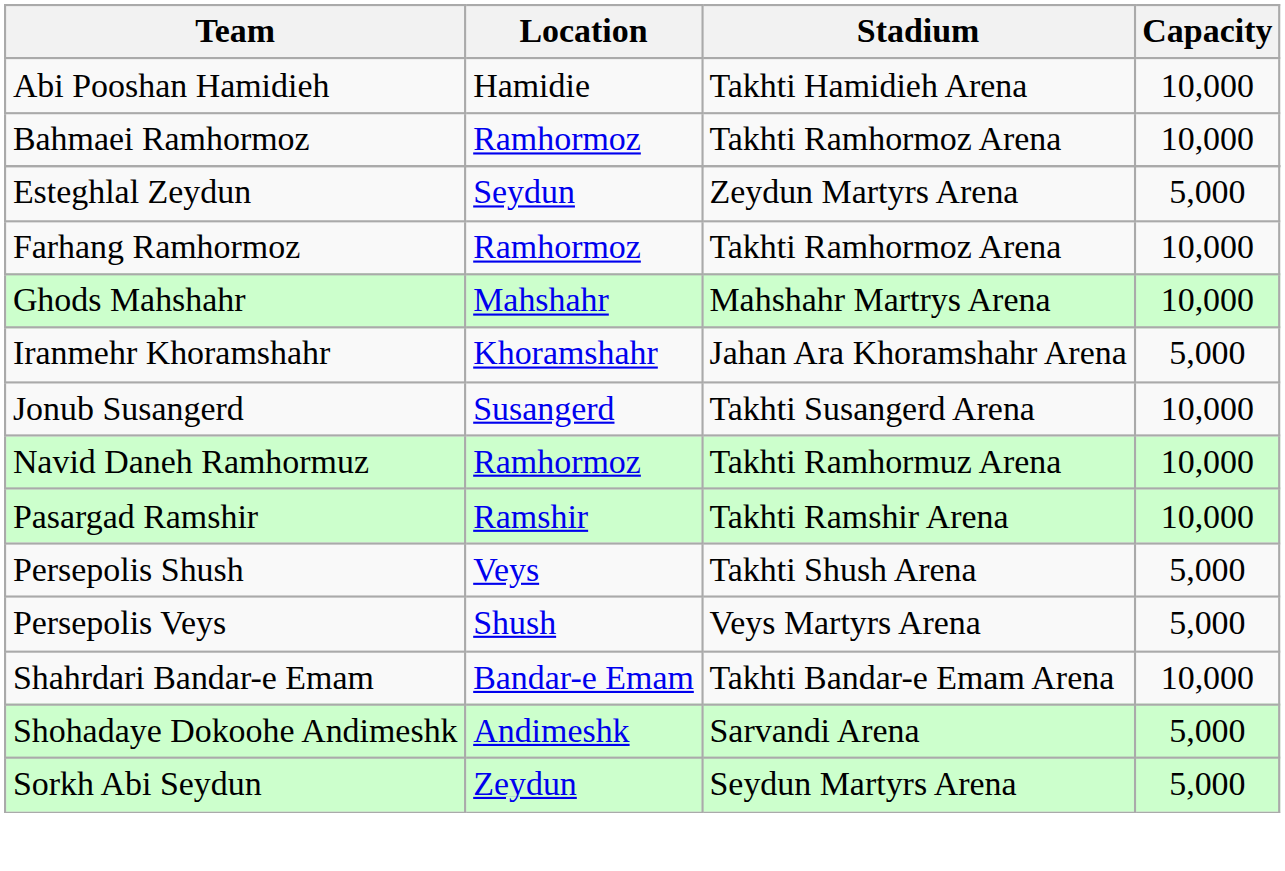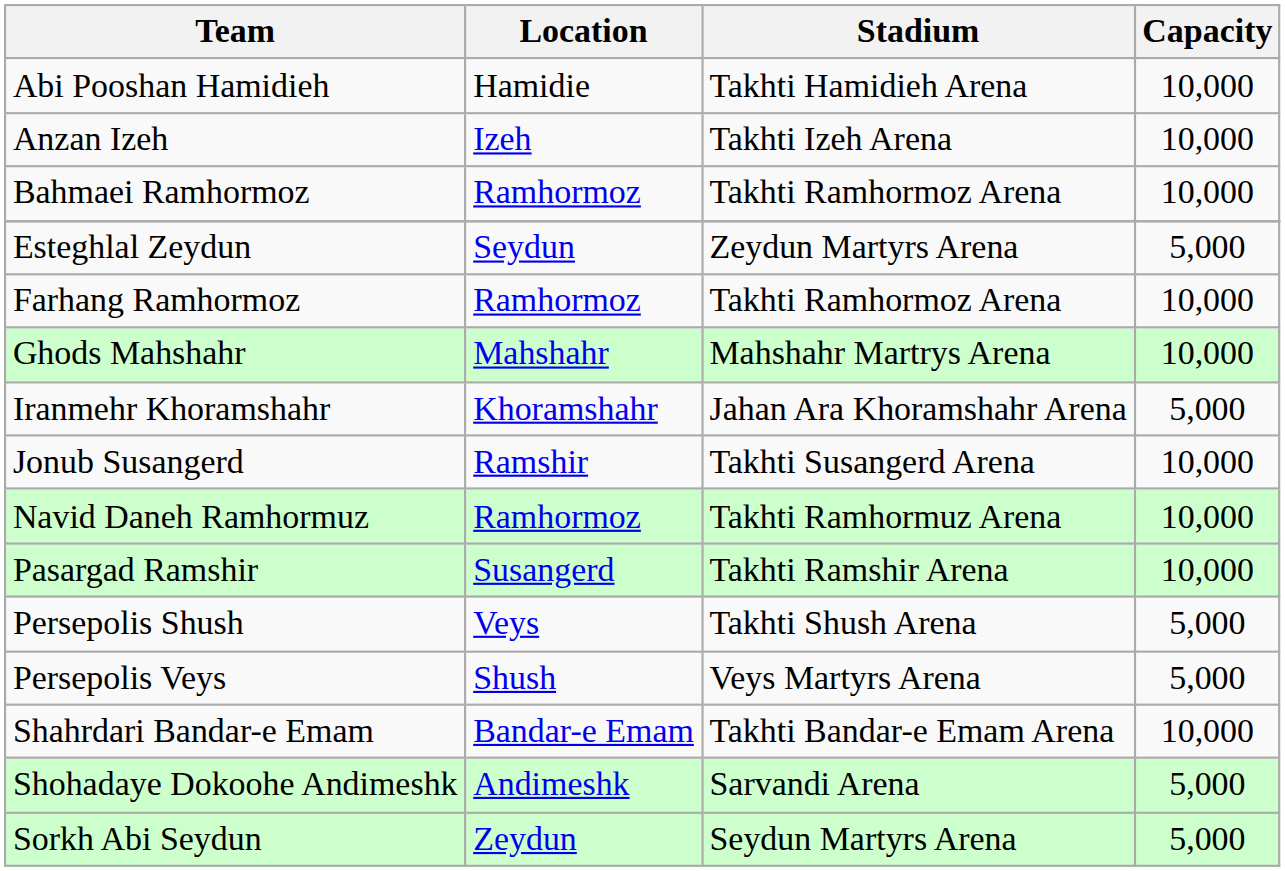+ row: (91, 138)
(544, 407) Susangerd -> (531, 461) Ramshir
(531, 515) Ramshir -> (544, 569) Susangerd
